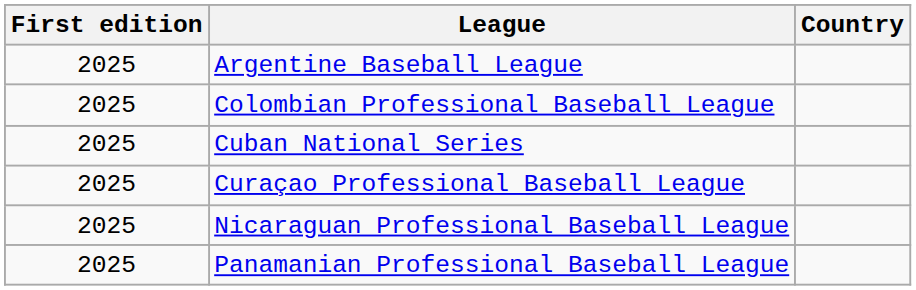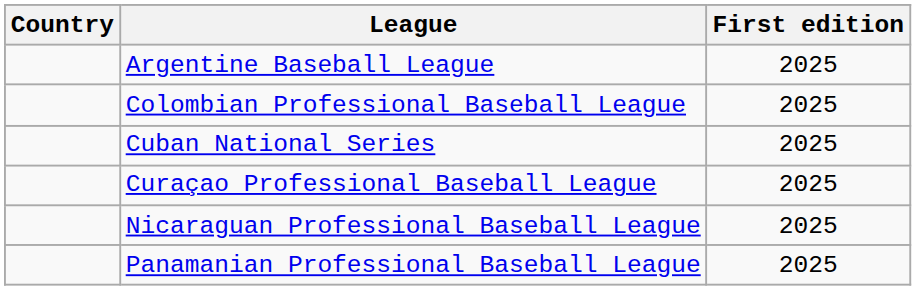columns swapped: (853, 25) <-> (107, 25)
